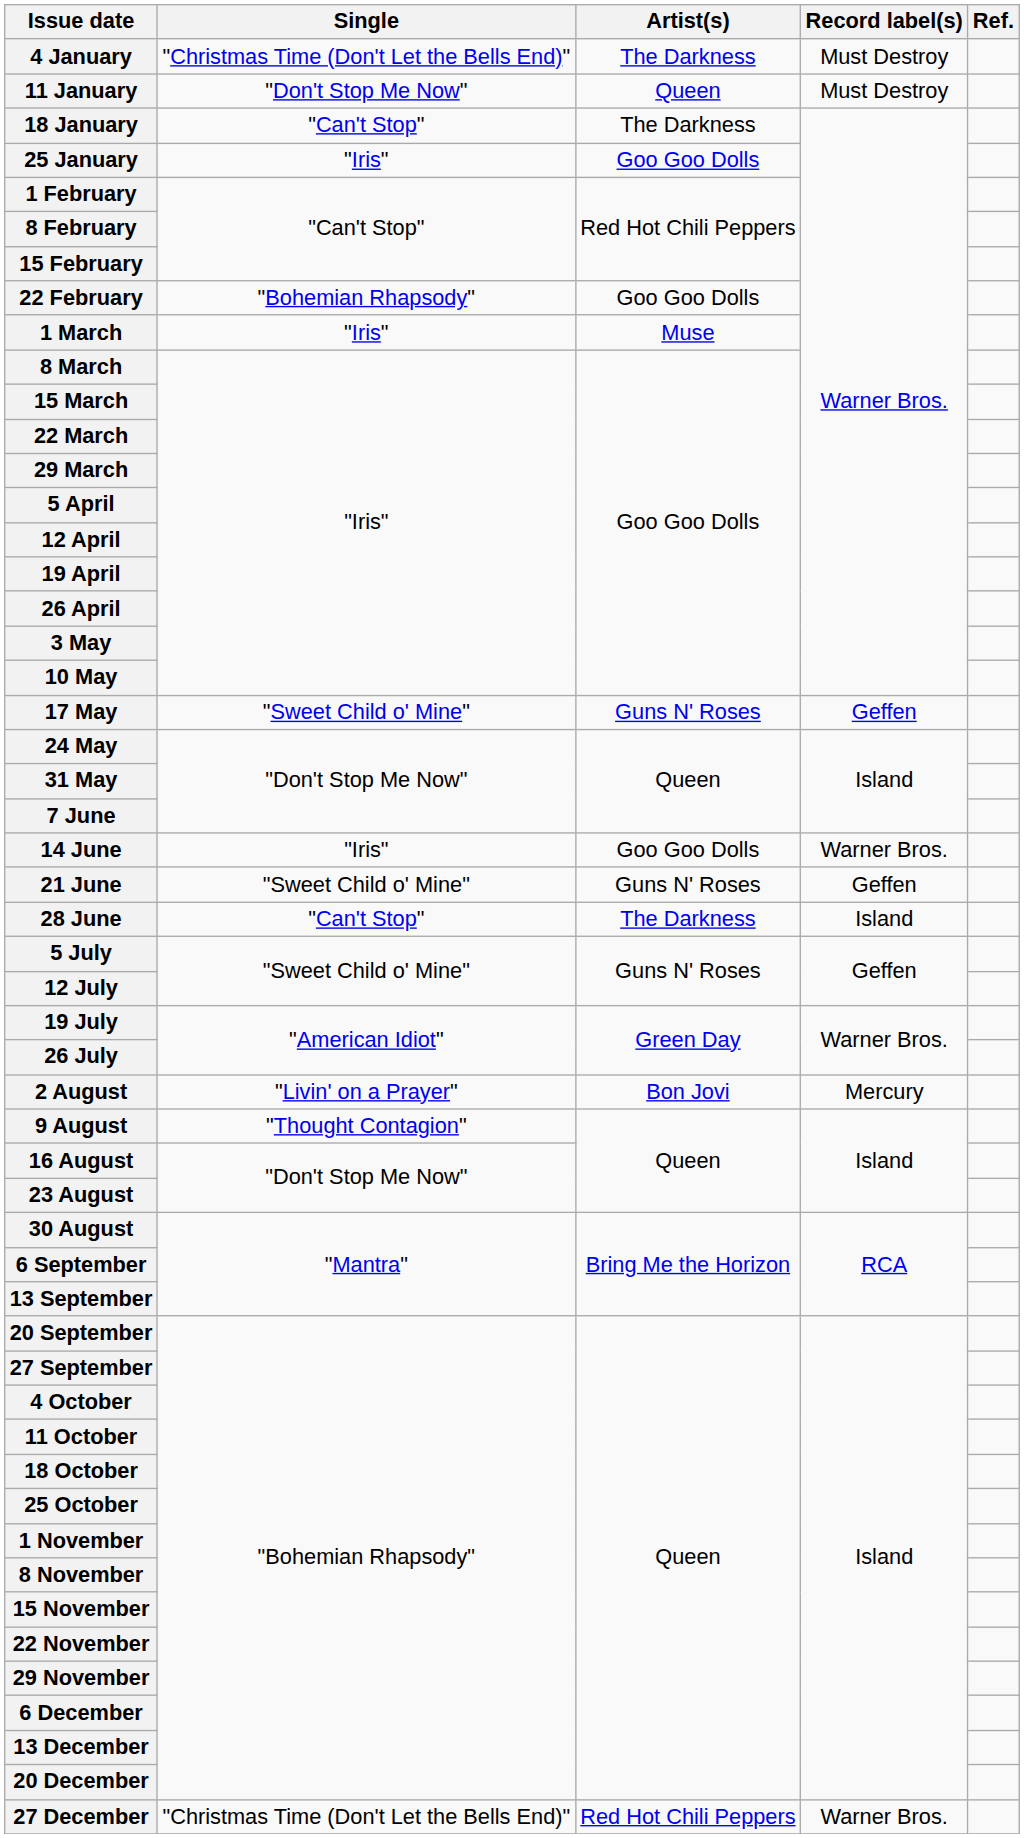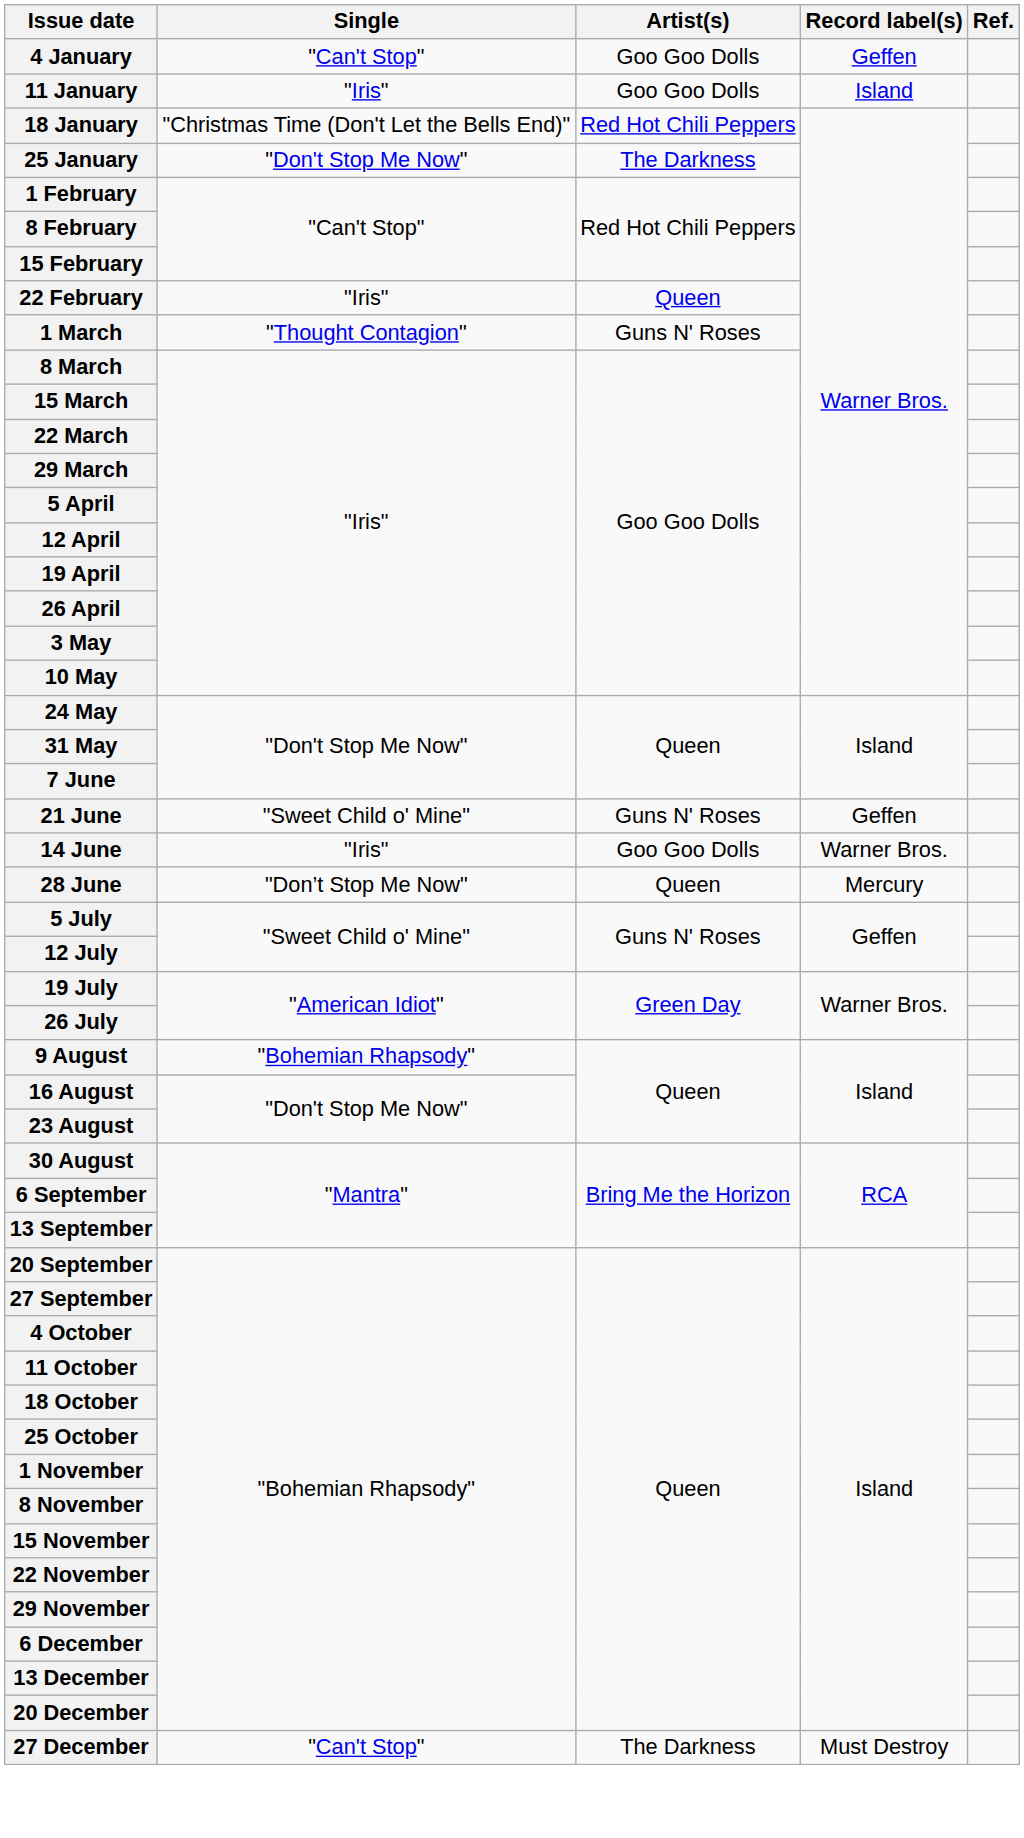(366, 56) "Christmas Time (Don't Let the Bells End)" -> (366, 56) "Can't Stop"
(688, 56) The Darkness -> (688, 56) Goo Goo Dolls
(884, 56) Must Destroy -> (884, 56) Geffen
(366, 90) "Don't Stop Me Now" -> (366, 90) "Iris"
(688, 90) Queen -> (688, 90) Goo Goo Dolls
(884, 90) Must Destroy -> (884, 90) Island
(366, 125) "Can't Stop" -> (366, 125) "Christmas Time (Don't Let the Bells End)"
(688, 125) The Darkness -> (688, 125) Red Hot Chili Peppers
(366, 159) "Iris" -> (366, 159) "Don't Stop Me Now"
(688, 159) Goo Goo Dolls -> (688, 159) The Darkness
(366, 297) "Bohemian Rhapsody" -> (366, 297) "Iris"
(688, 297) Goo Goo Dolls -> (688, 297) Queen
(366, 332) "Iris" -> (366, 332) "Thought Contagion"
(688, 332) Muse -> (688, 332) Guns N' Roses
- row: (81, 711)
rows swapped: (81, 849) <-> (81, 884)
(366, 919) "Can't Stop" -> (366, 884) "Don’t Stop Me Now"
(688, 919) The Darkness -> (688, 884) Queen
(884, 919) Island -> (884, 884) Mercury
- row: (81, 1091)
(366, 1126) "Thought Contagion" -> (366, 1057) "Bohemian Rhapsody"
(366, 1816) "Christmas Time (Don't Let the Bells End)" -> (366, 1747) "Can't Stop"
(688, 1816) Red Hot Chili Peppers -> (688, 1747) The Darkness
(884, 1816) Warner Bros. -> (884, 1747) Must Destroy
